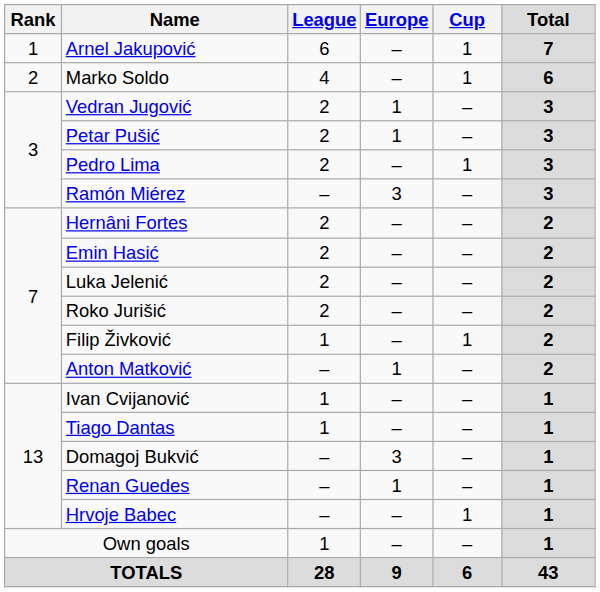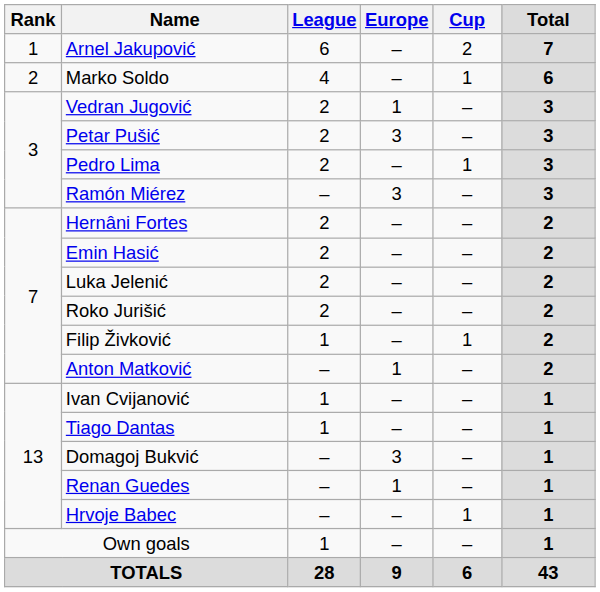(467, 48) 1 -> (467, 48) 2
(397, 136) 1 -> (397, 136) 3
